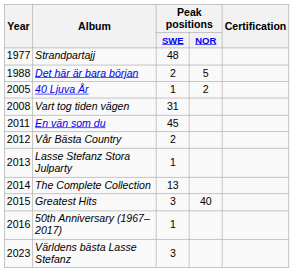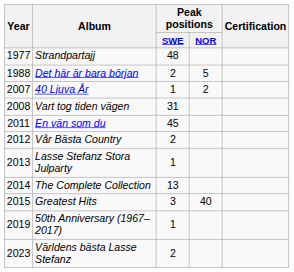(19, 90) 2005 -> (19, 90) 2007
(19, 225) 2016 -> (19, 225) 2019
(173, 253) 3 -> (173, 253) 2
